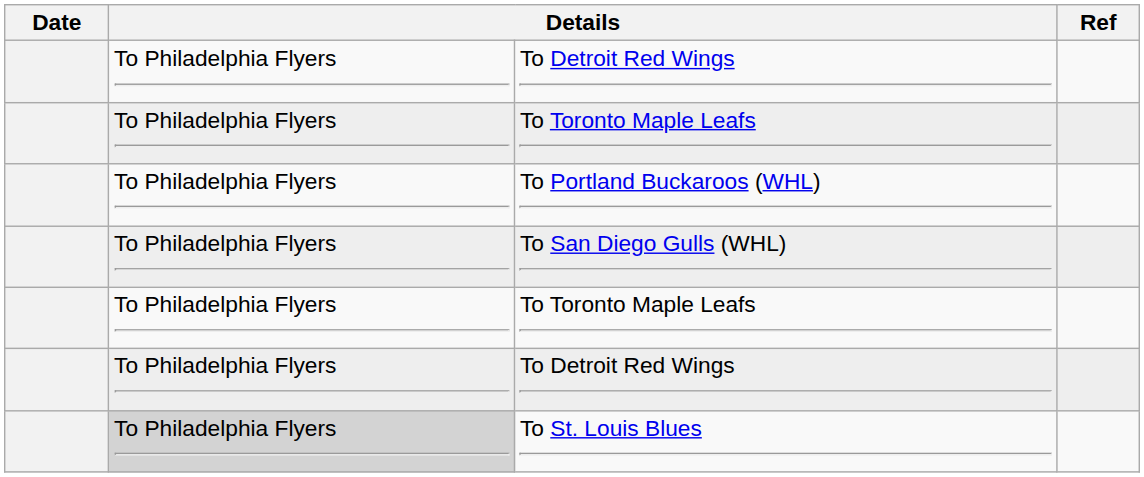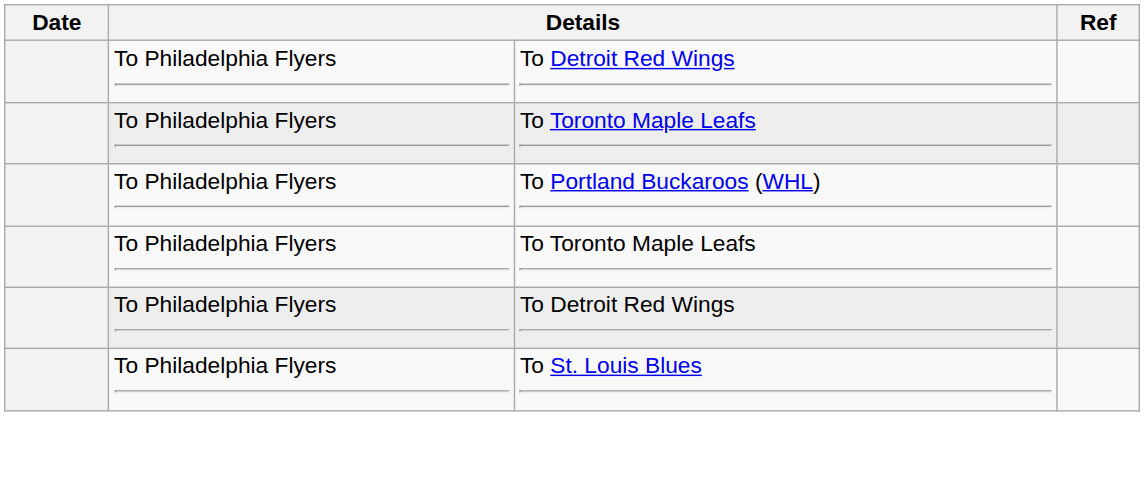- row: (57, 256)
(312, 435) lightgrey background -> (312, 374) no background
